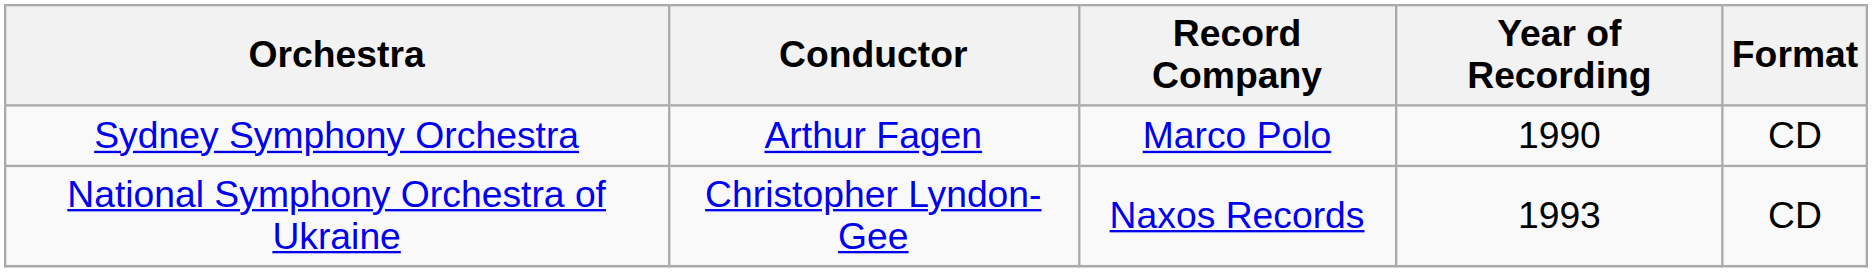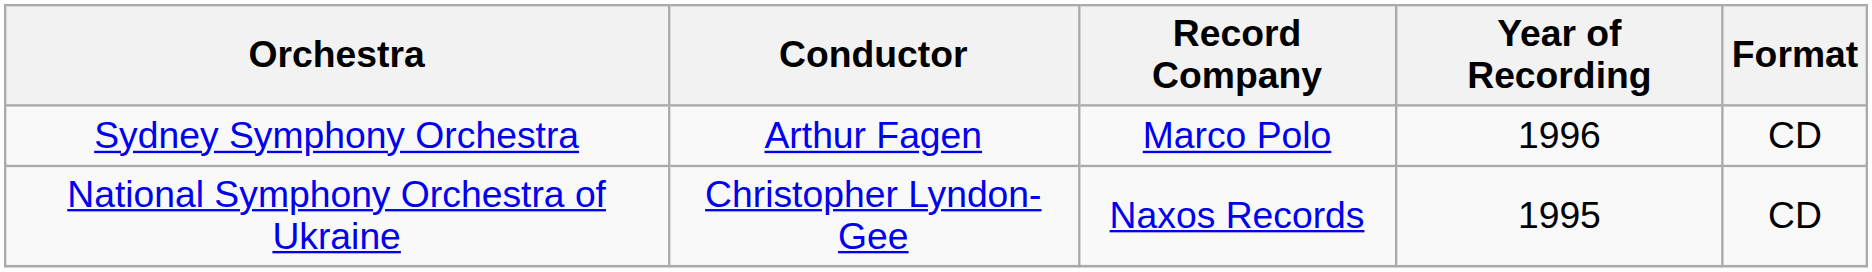(1559, 135) 1990 -> (1559, 135) 1996
(1559, 215) 1993 -> (1559, 215) 1995
